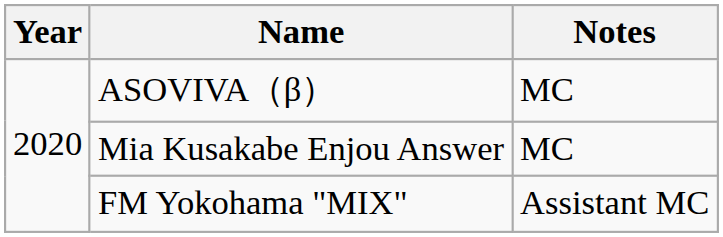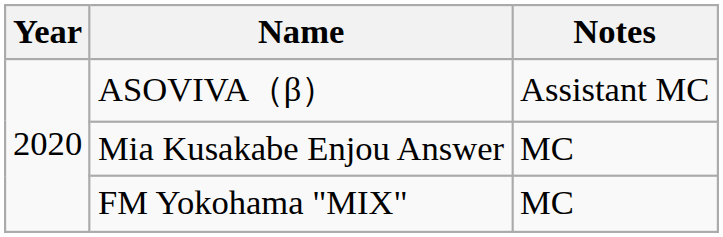(547, 89) MC -> (615, 89) Assistant MC
(615, 202) Assistant MC -> (547, 202) MC
